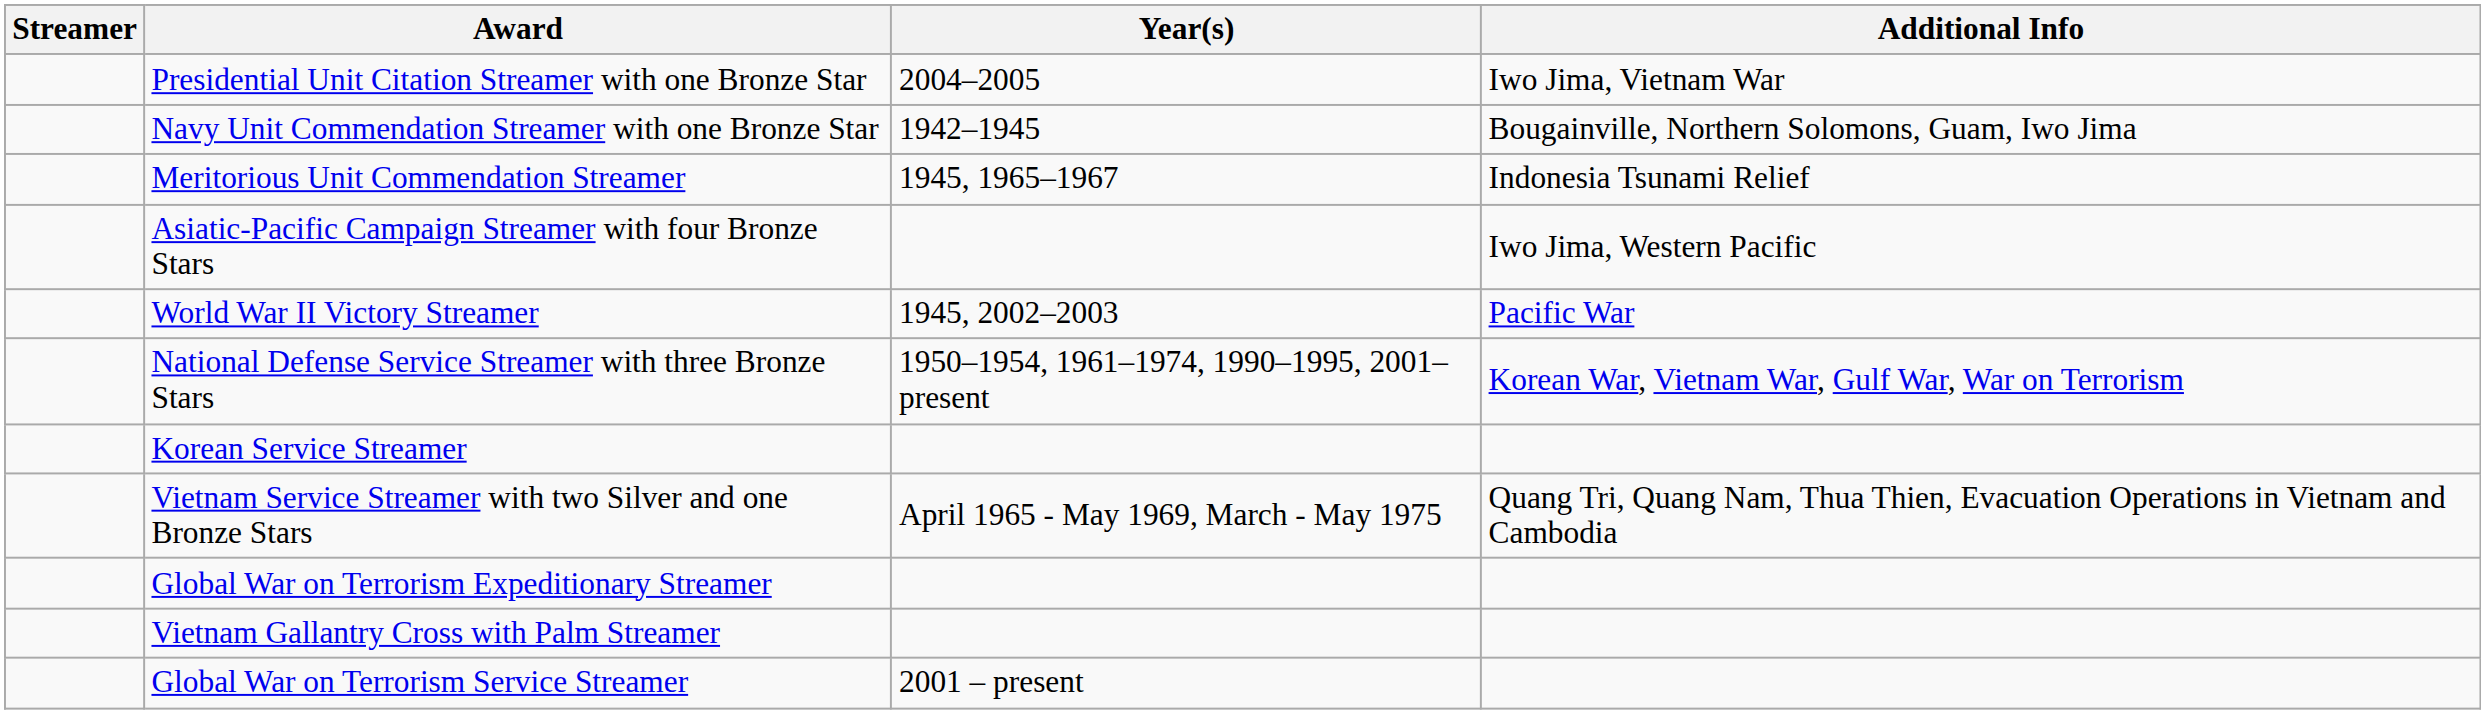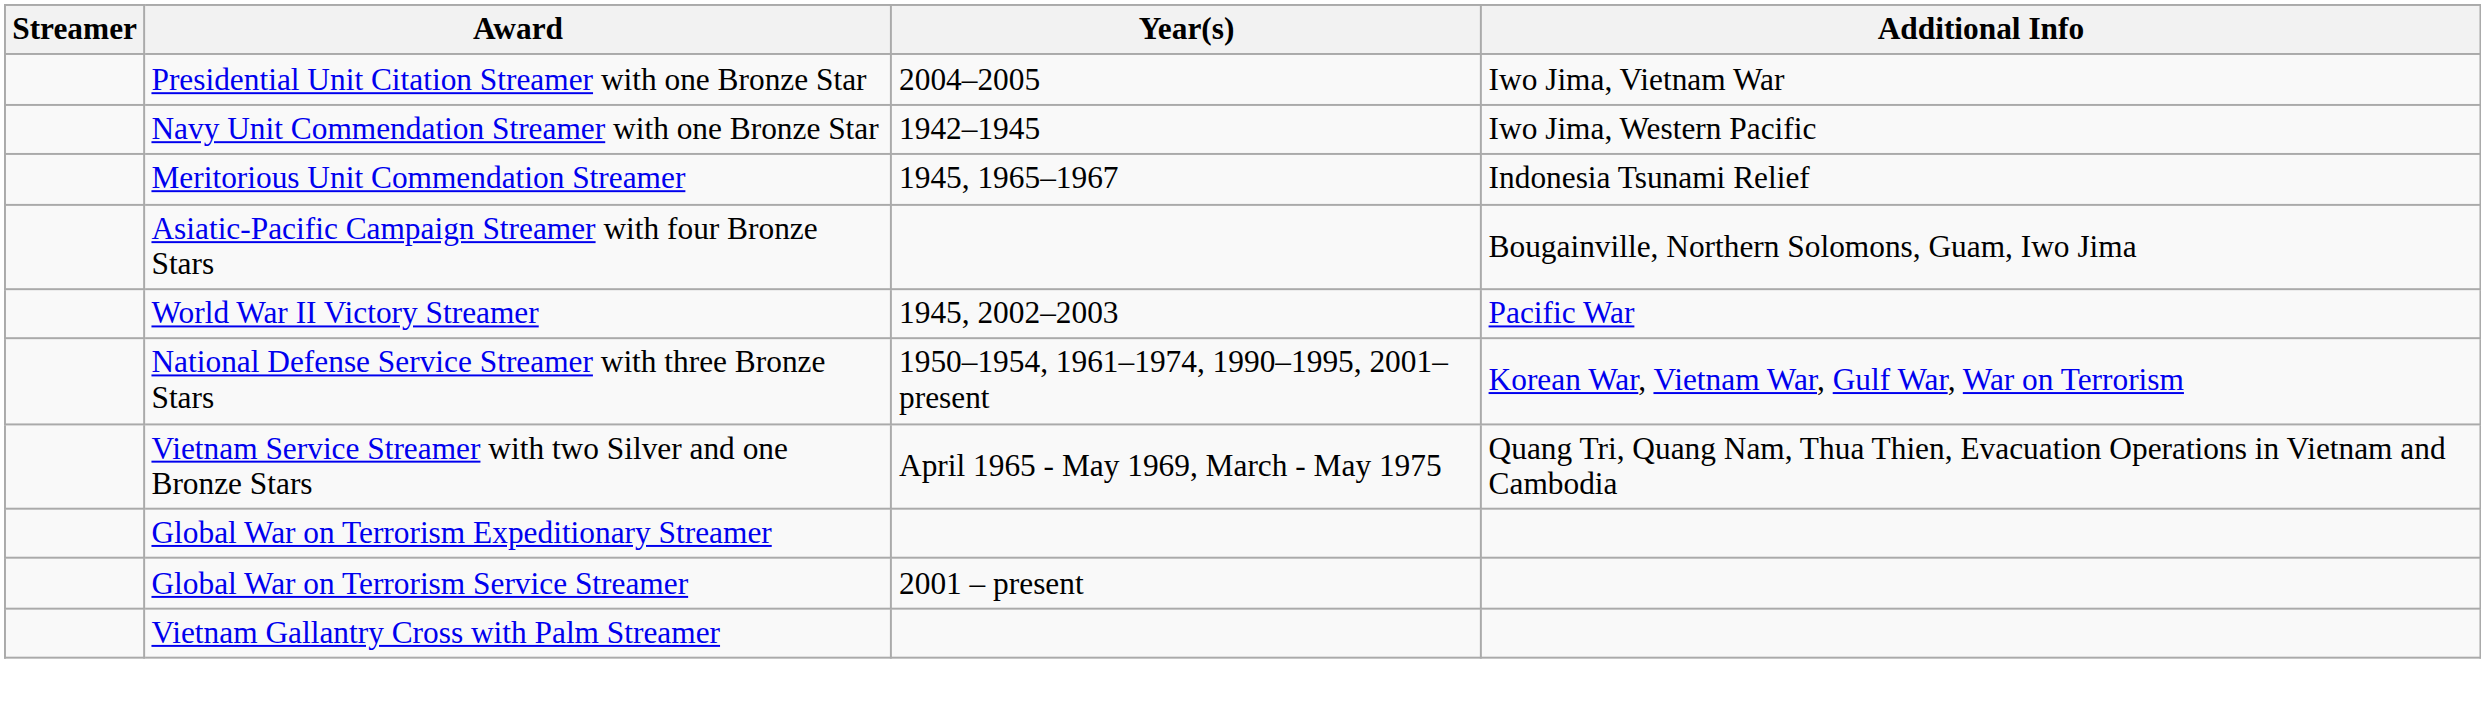(1813, 128) Bougainville, Northern Solomons, Guam, Iwo Jima -> (1652, 128) Iwo Jima, Western Pacific
(1652, 245) Iwo Jima, Western Pacific -> (1813, 245) Bougainville, Northern Solomons, Guam, Iwo Jima
- row: (309, 448)
rows swapped: (420, 682) <-> (436, 632)
